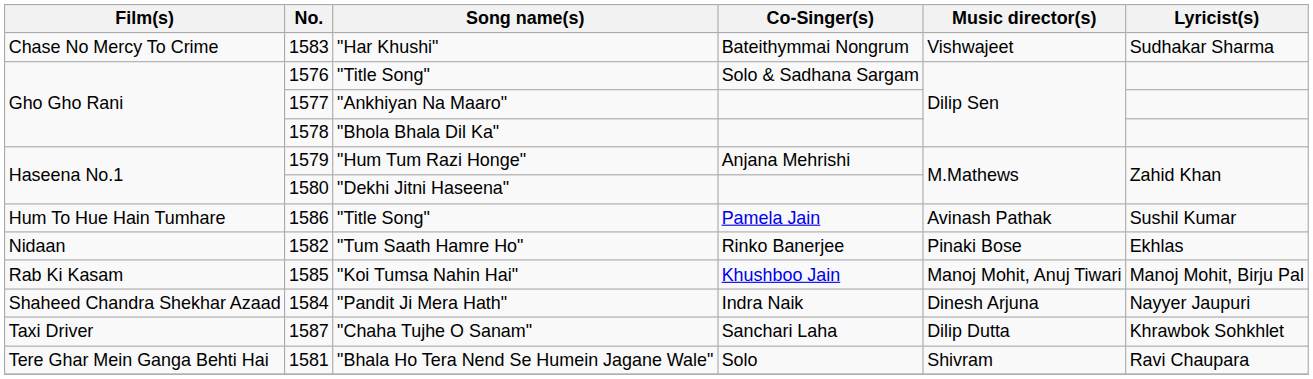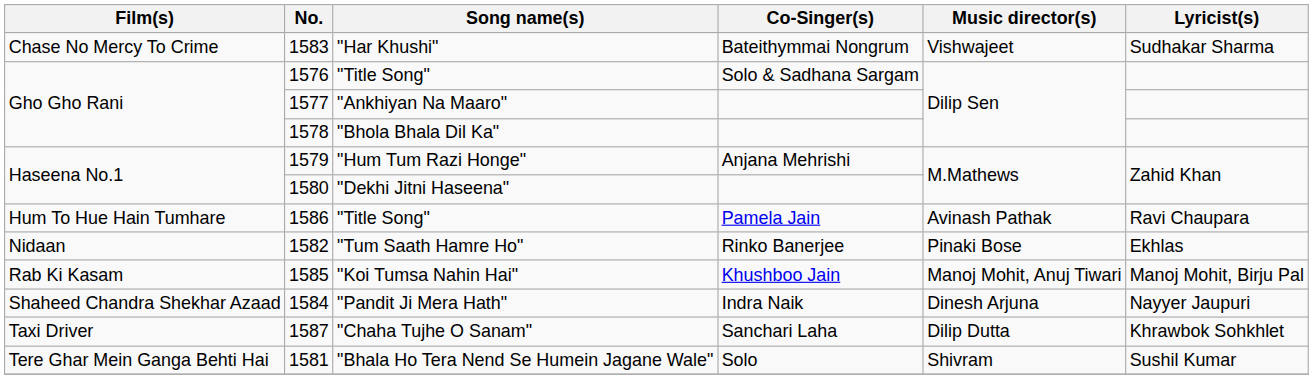(1183, 217) Sushil Kumar -> (1189, 217) Ravi Chaupara
(1189, 359) Ravi Chaupara -> (1183, 359) Sushil Kumar
